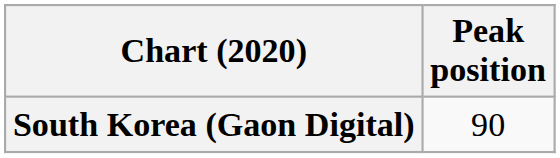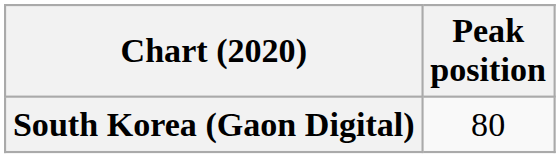(488, 123) 90 -> (488, 123) 80
